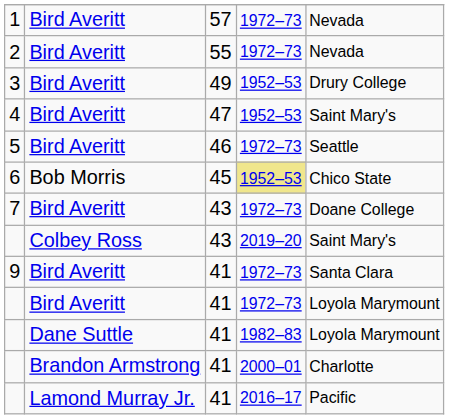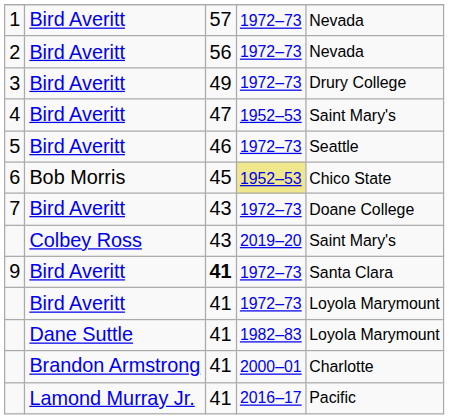(221, 51) 55 -> (221, 51) 56
(271, 83) 1952–53 -> (271, 83) 1972–73
(221, 271) normal -> (221, 271) bold
